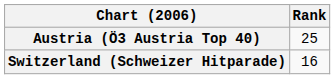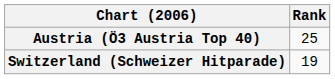(309, 62) 16 -> (309, 62) 19
